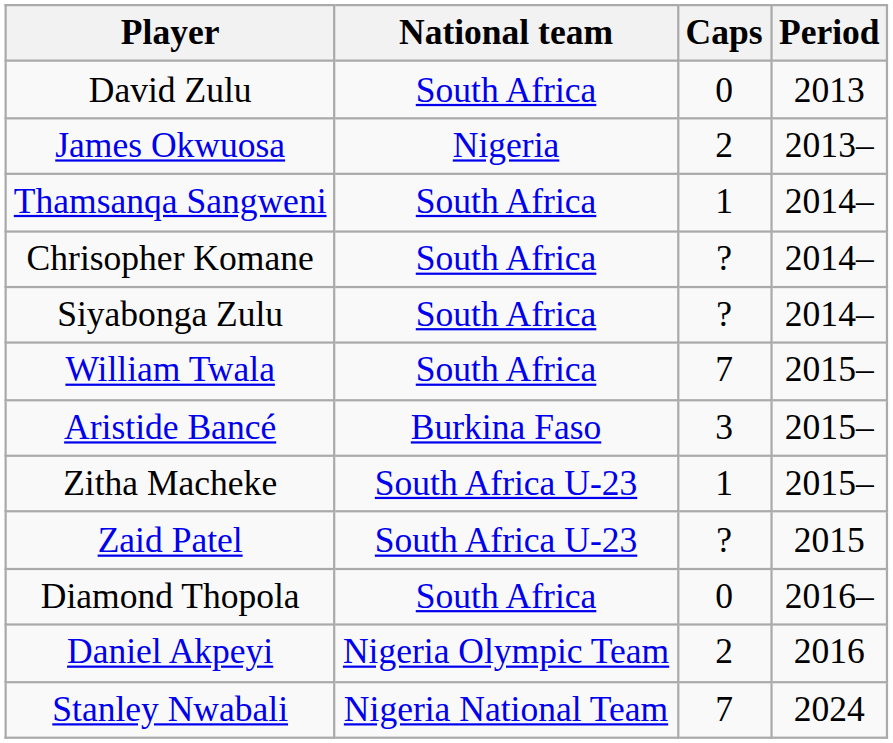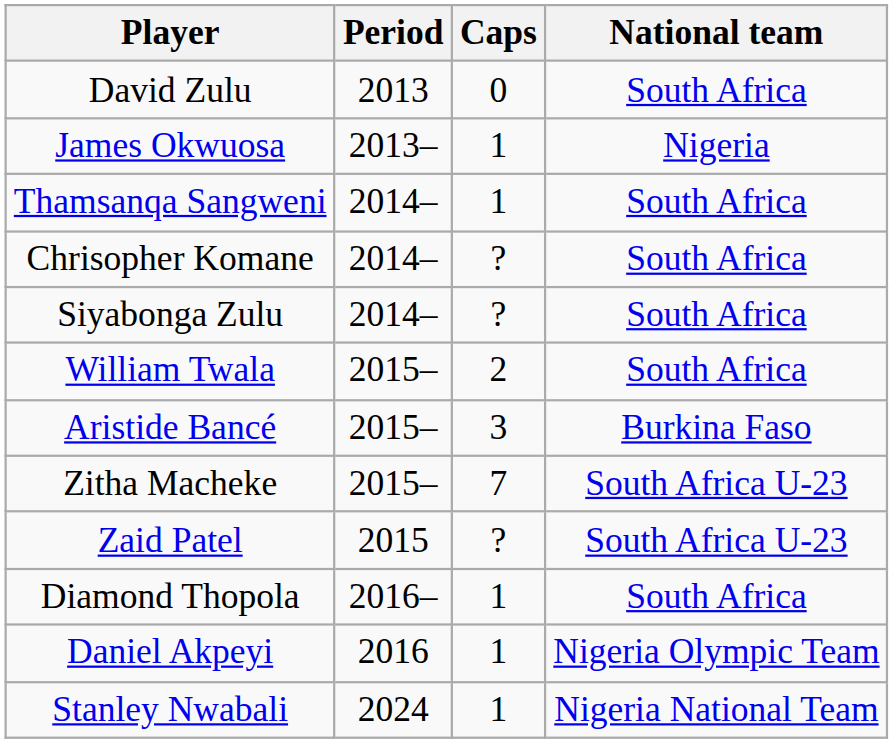columns swapped: (506, 32) <-> (829, 32)
(724, 145) 2 -> (498, 145) 1
(724, 370) 7 -> (498, 370) 2
(724, 483) 1 -> (498, 483) 7
(724, 595) 0 -> (498, 595) 1
(724, 652) 2 -> (498, 652) 1
(724, 708) 7 -> (498, 708) 1
